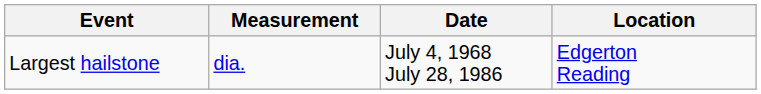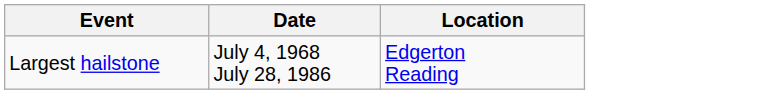- column: (295, 20)
